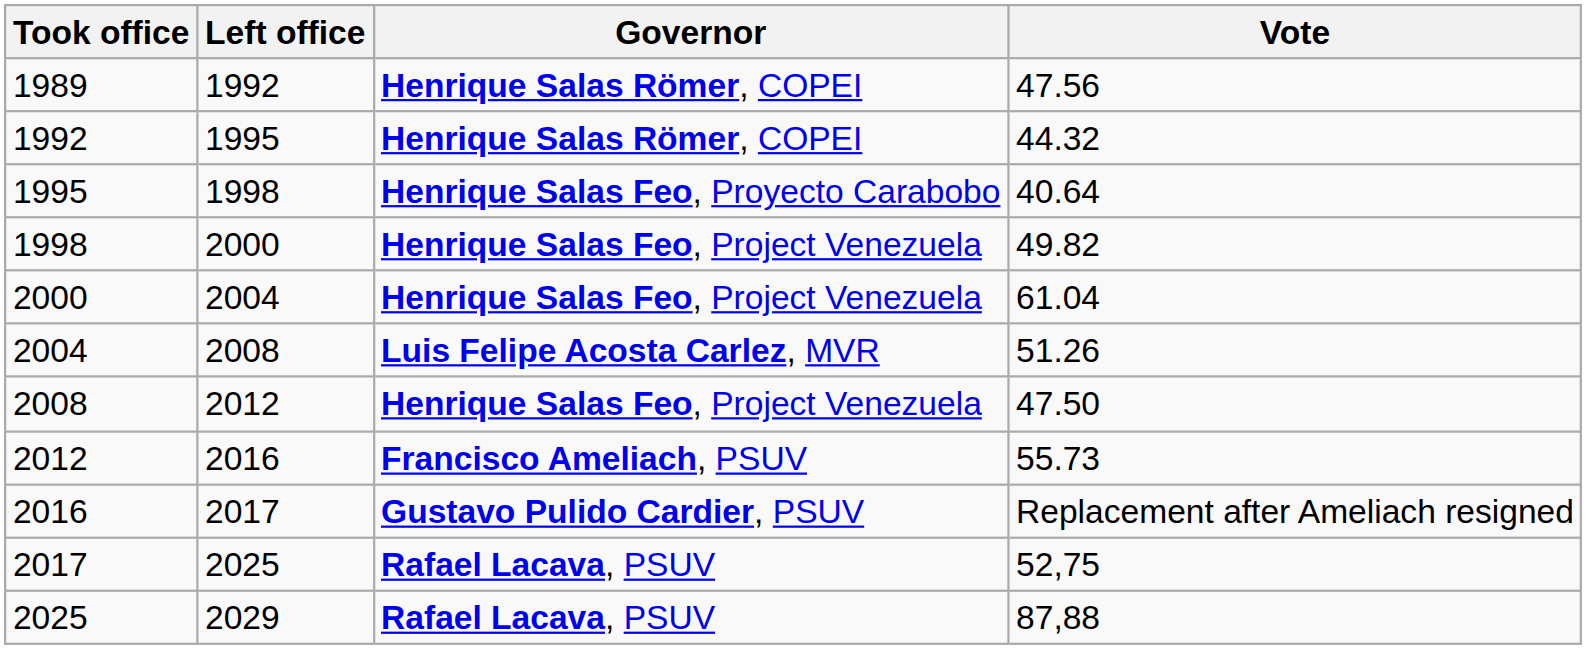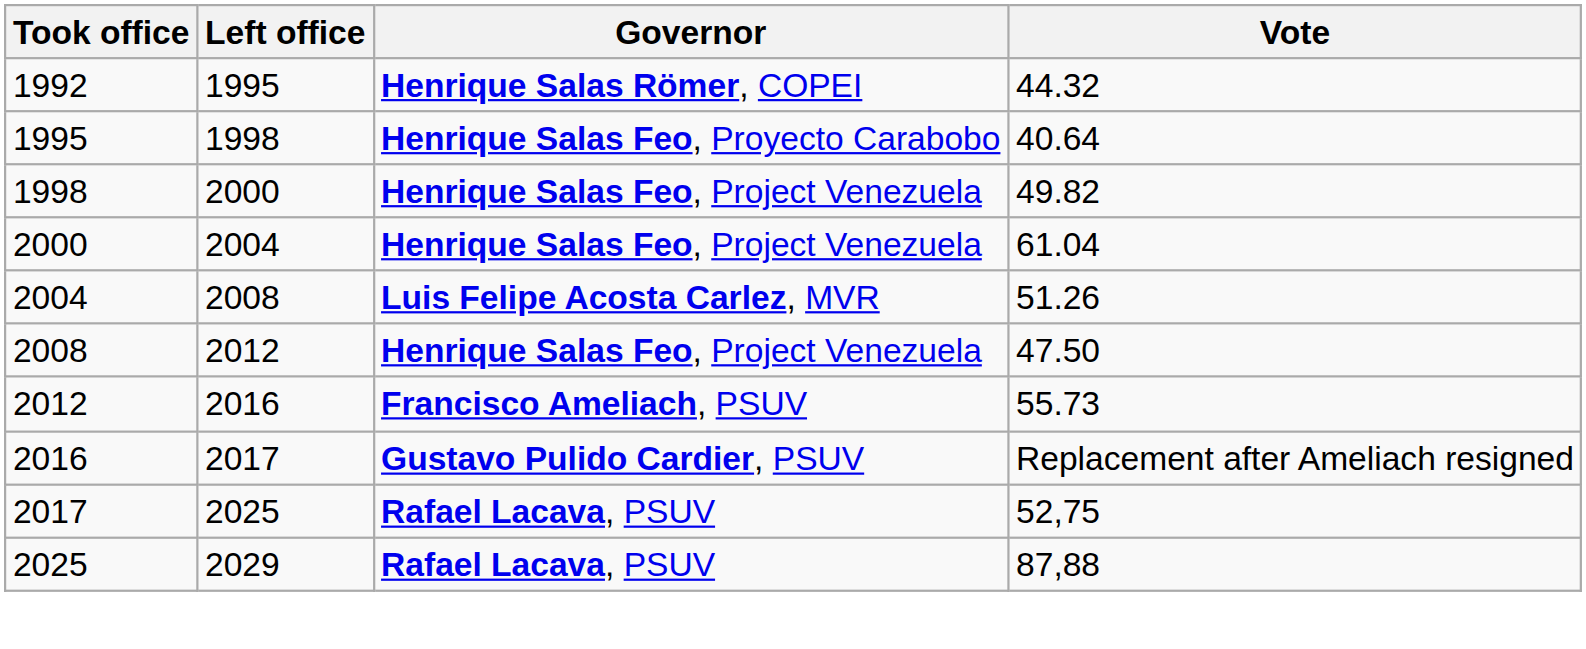- row: (50, 85)
